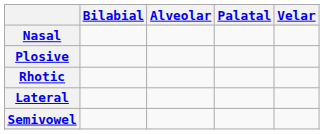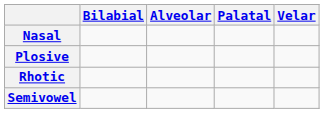- row: (42, 98)
